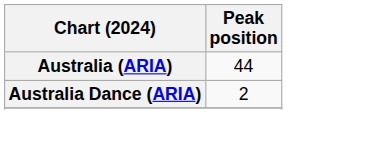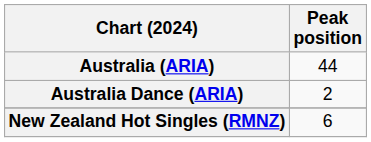+ row: (147, 121)
